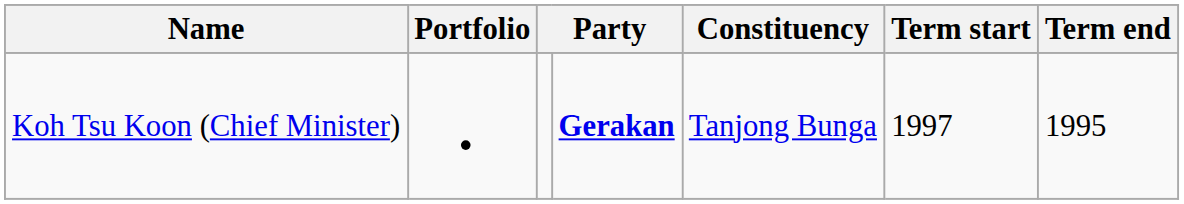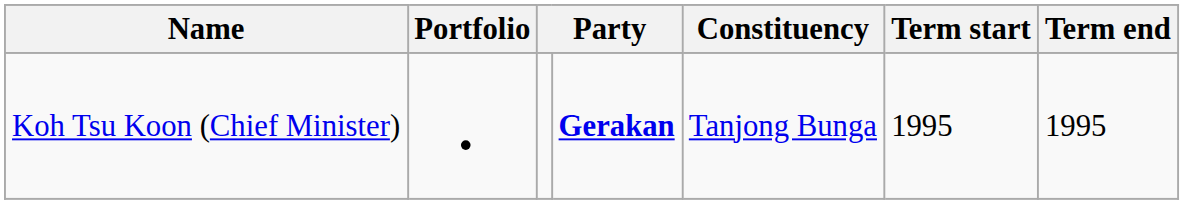(922, 125) 1997 -> (922, 125) 1995
